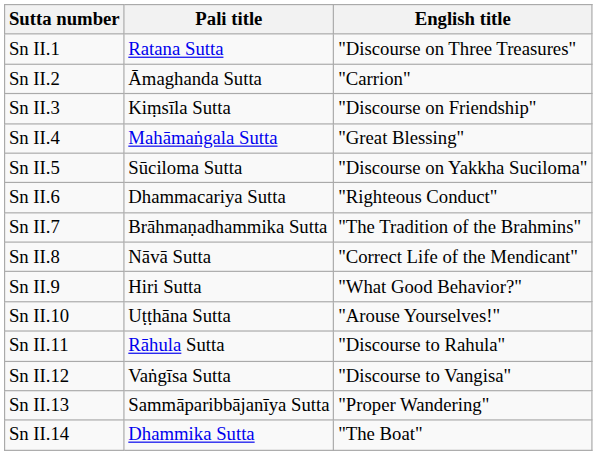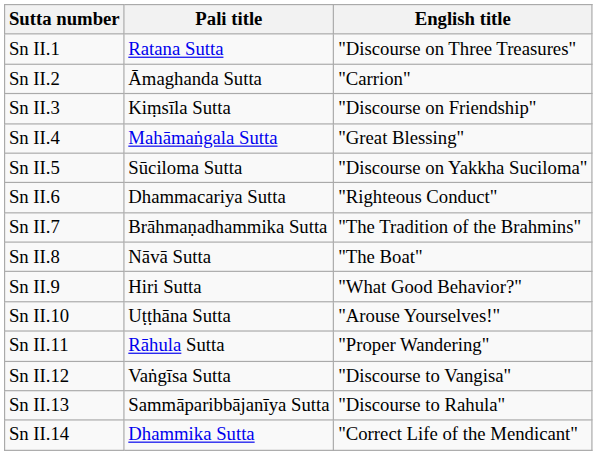(458, 256) "Correct Life of the Mendicant" -> (380, 256) "The Boat"
(422, 345) "Discourse to Rahula" -> (414, 345) "Proper Wandering"
(414, 405) "Proper Wandering" -> (422, 405) "Discourse to Rahula"
(380, 434) "The Boat" -> (458, 434) "Correct Life of the Mendicant"
